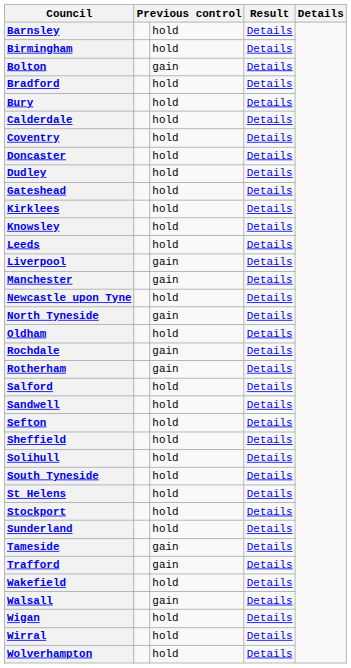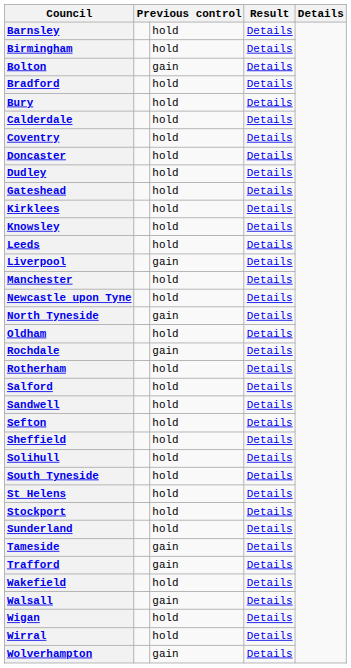(165, 280) gain -> (165, 280) hold
(165, 369) gain -> (165, 369) hold
(165, 654) hold -> (165, 654) gain
